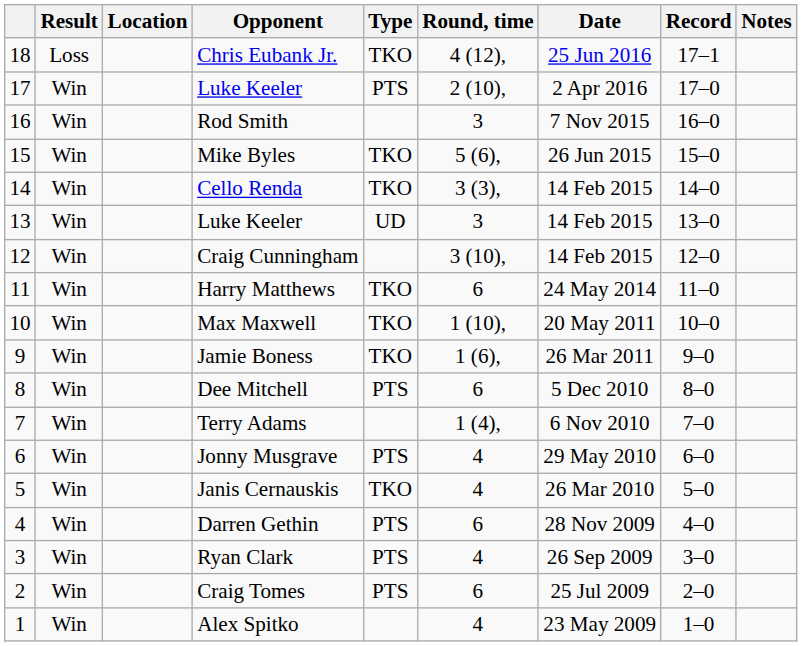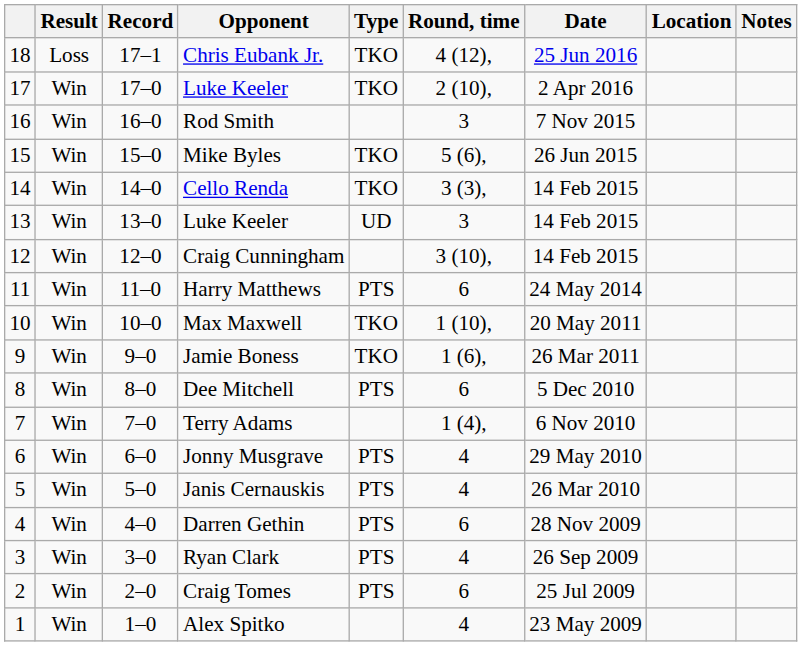columns swapped: (699, 21) <-> (148, 21)
(390, 88) PTS -> (376, 88) TKO
(390, 289) TKO -> (376, 289) PTS
(390, 490) TKO -> (376, 490) PTS
